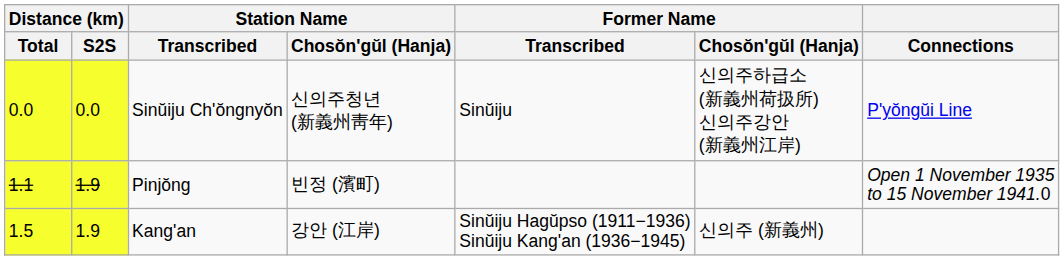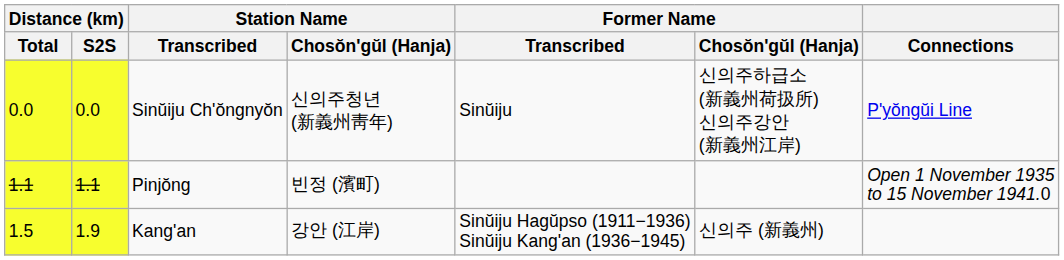(88, 184) 1.9 -> (88, 184) 1.1
